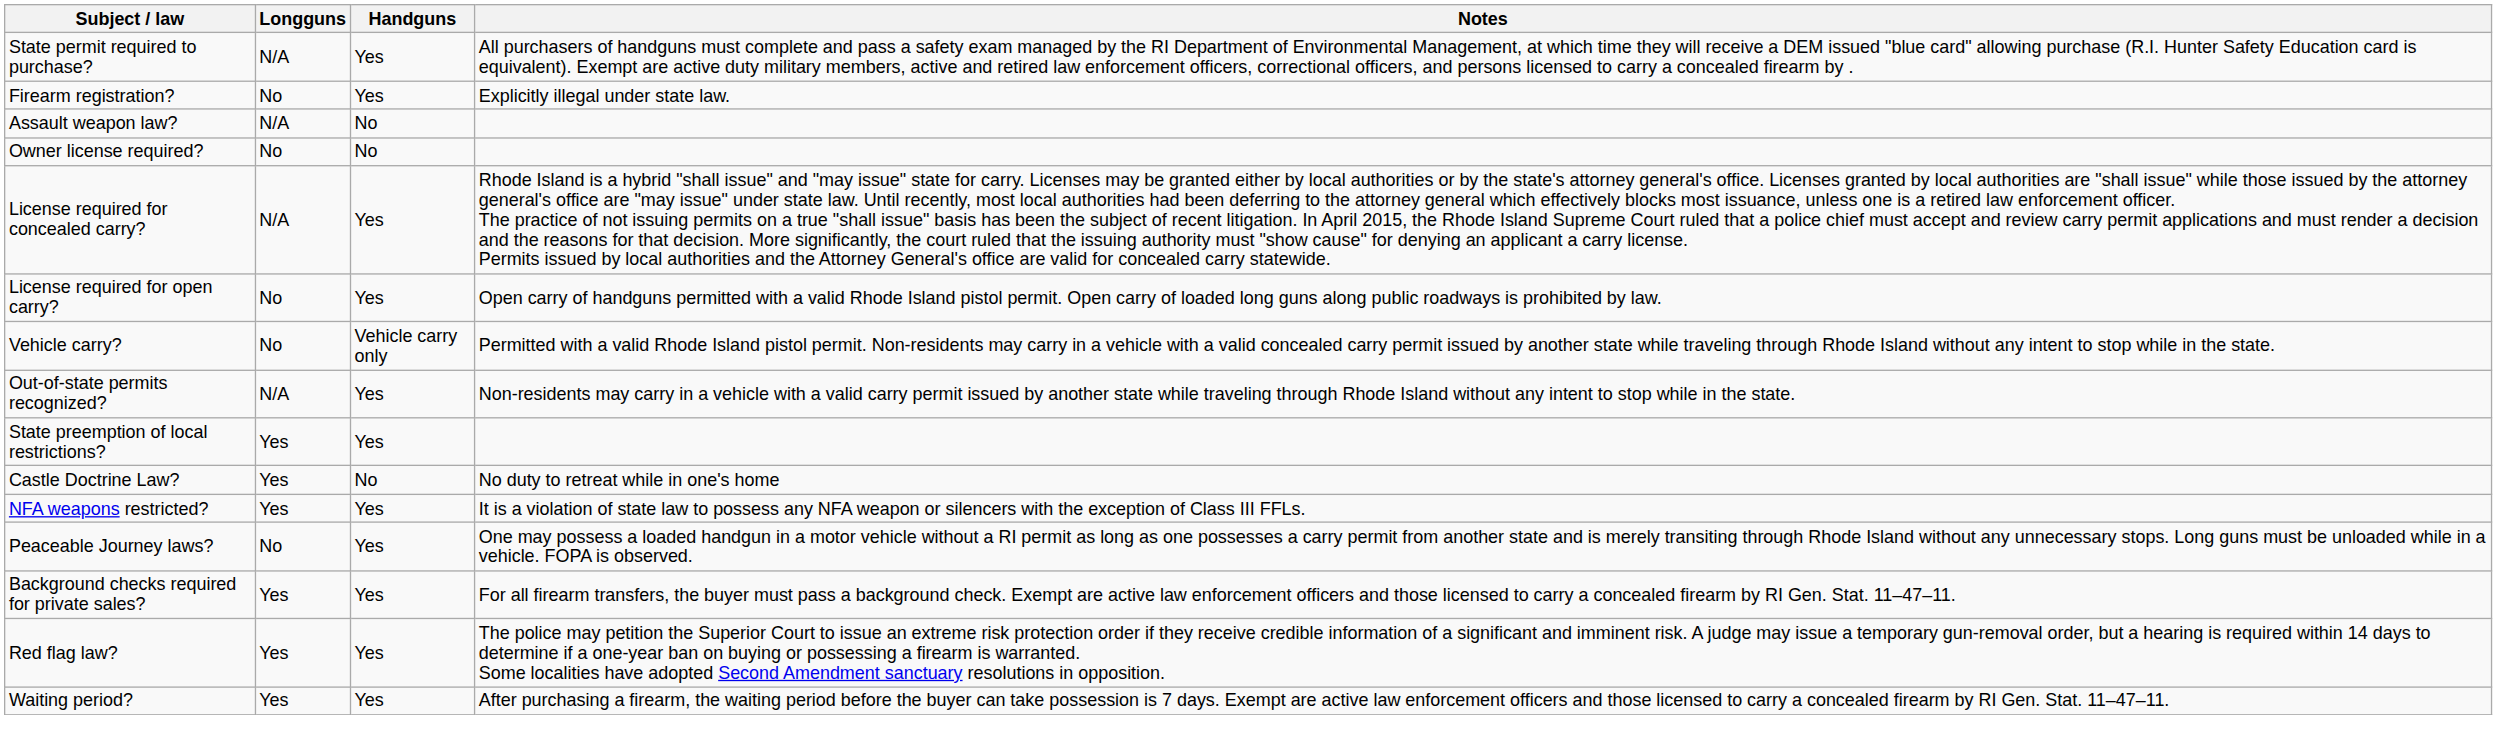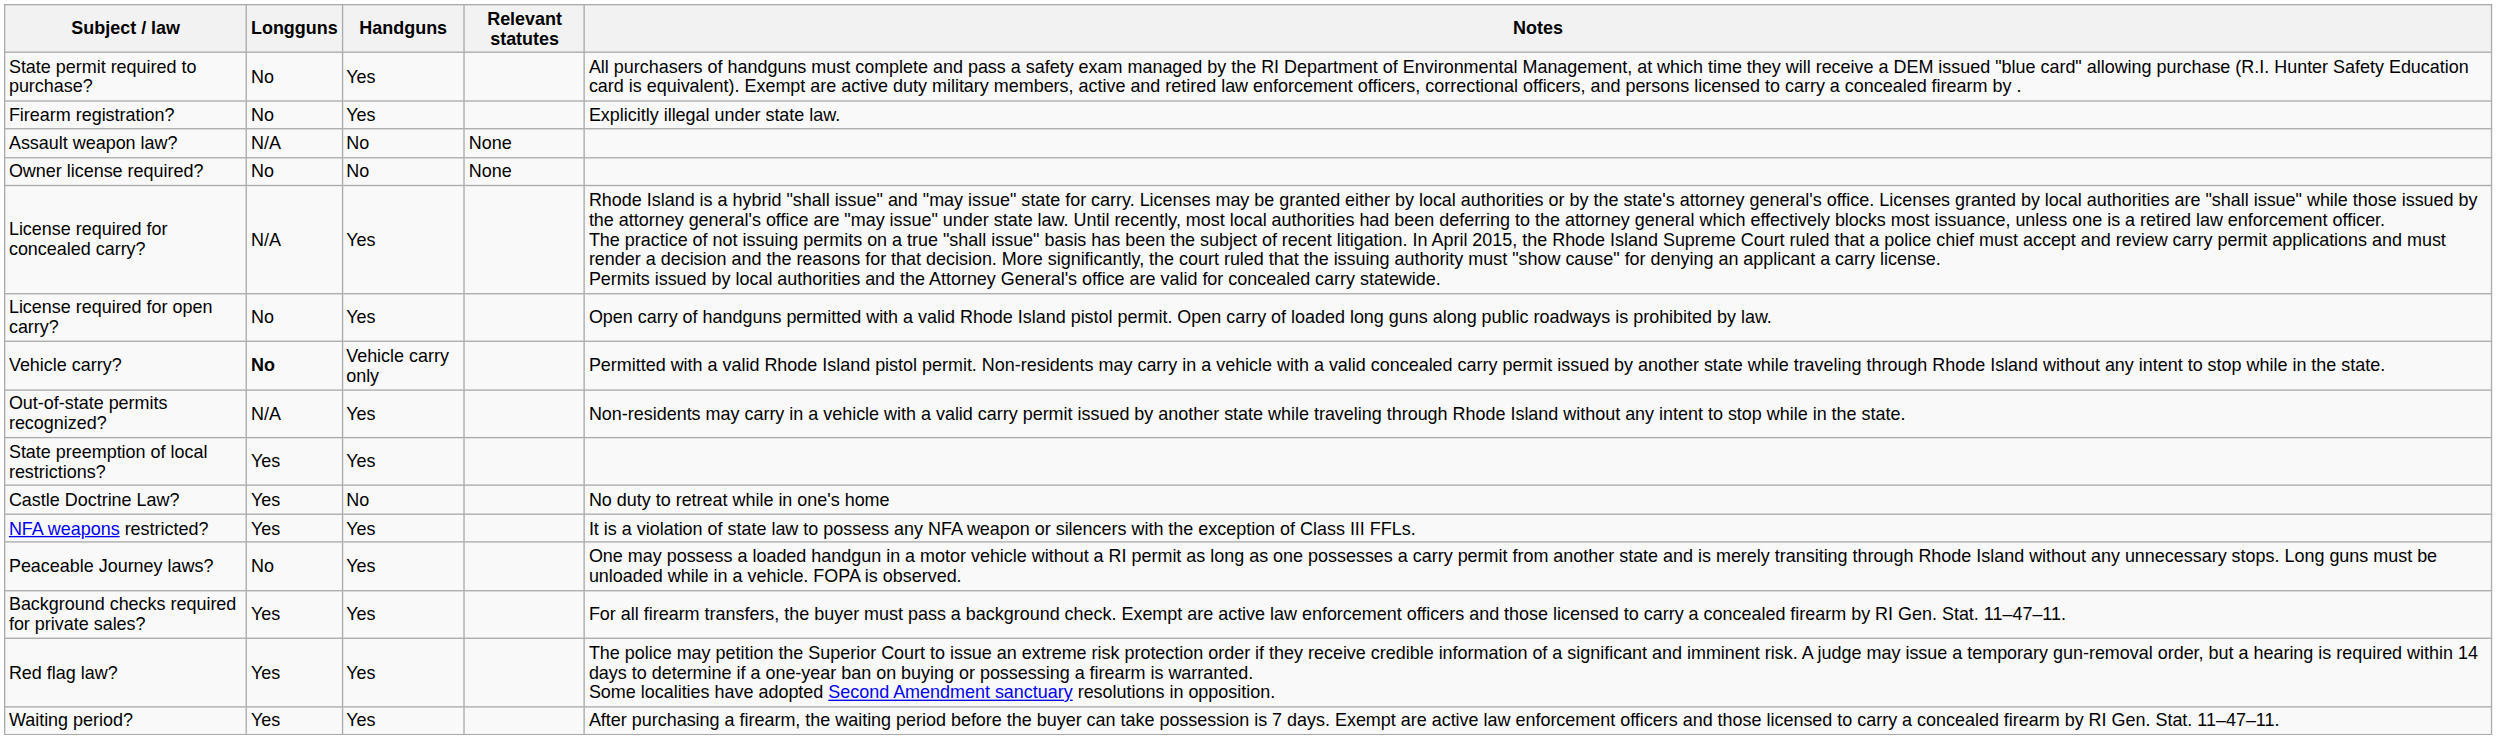+ column: (525, 28)
(274, 57) N/A -> (262, 76) No
(271, 345) normal -> (263, 365) bold
